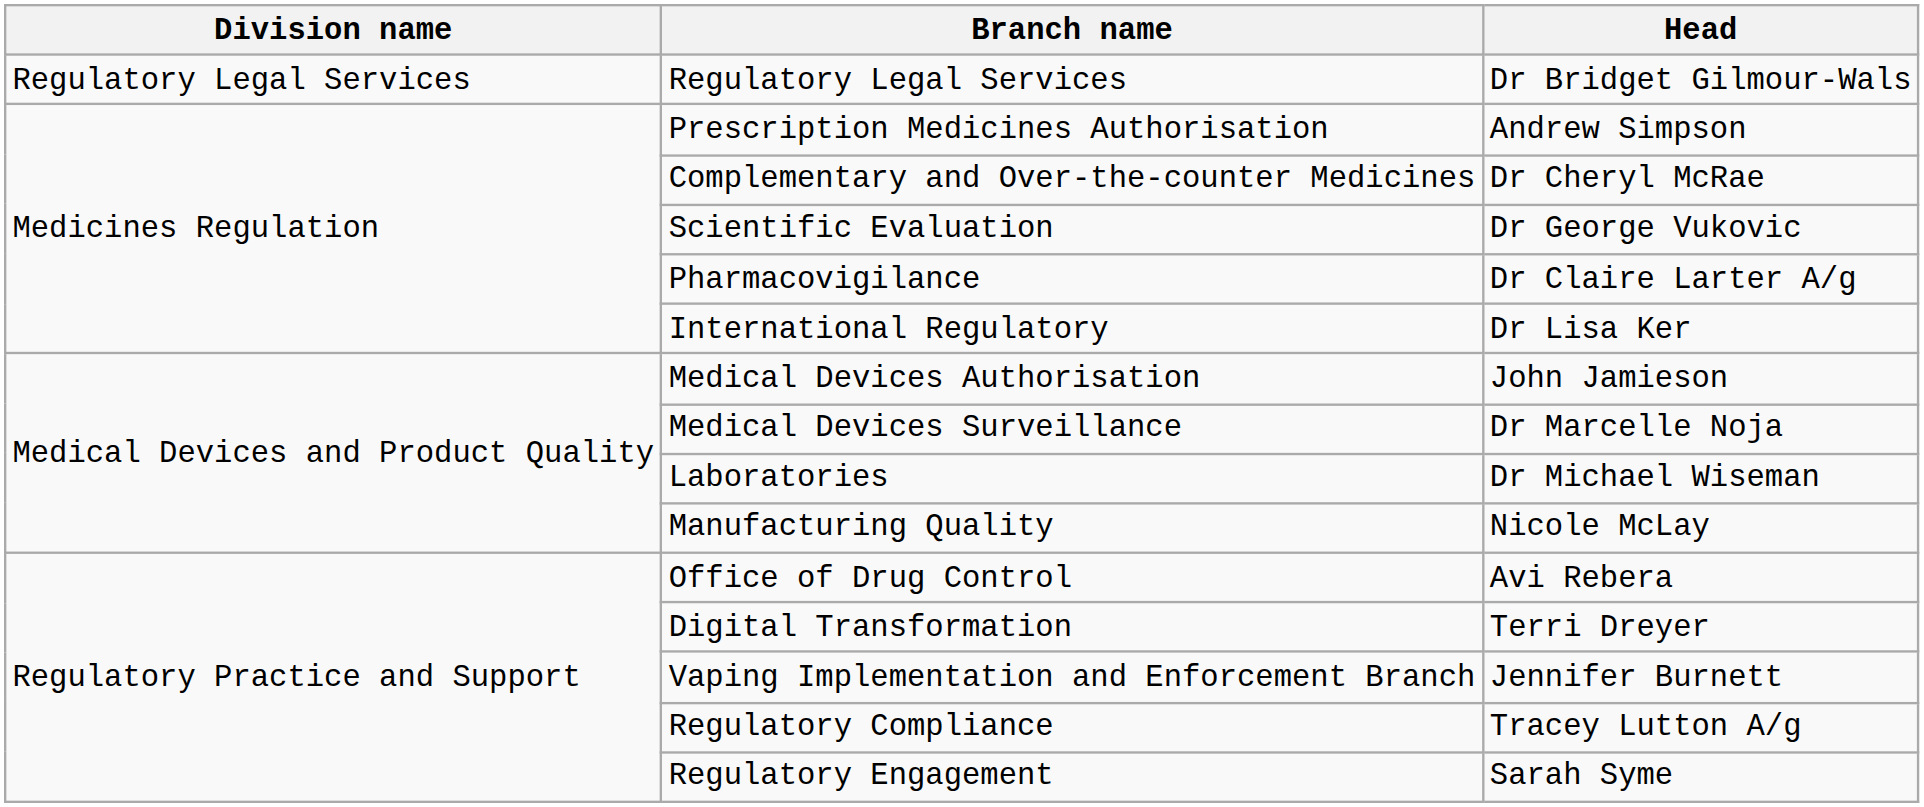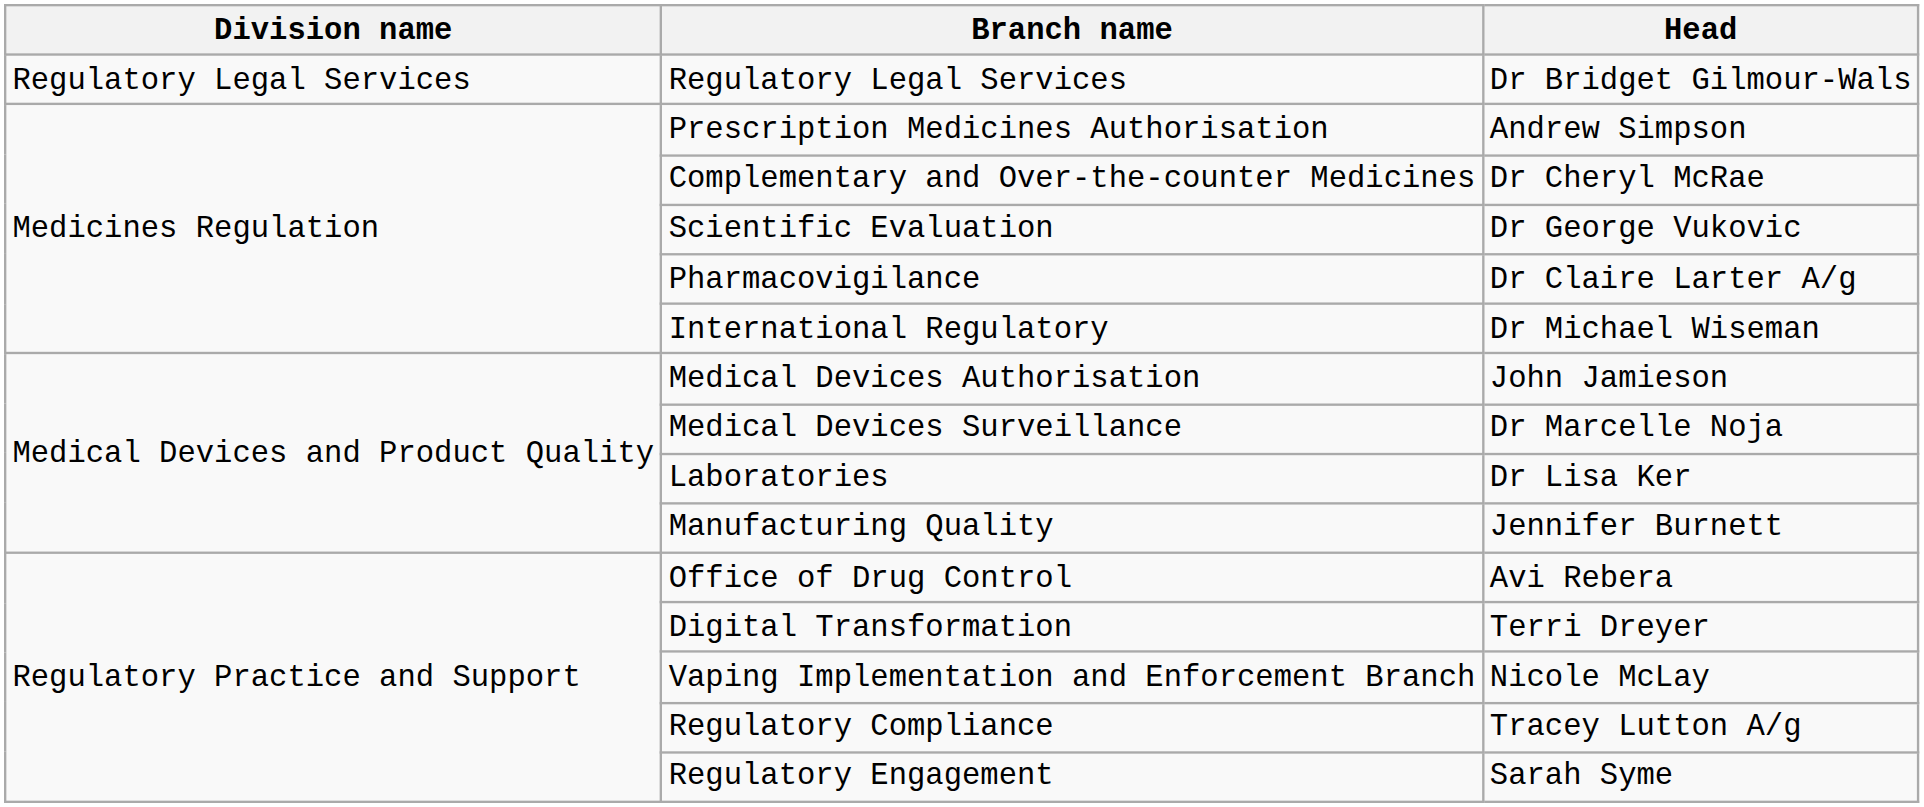(1591, 329) Dr Lisa Ker -> (1655, 329) Dr Michael Wiseman
(1655, 478) Dr Michael Wiseman -> (1591, 478) Dr Lisa Ker
(1600, 528) Nicole McLay -> (1637, 528) Jennifer Burnett
(1637, 677) Jennifer Burnett -> (1600, 677) Nicole McLay
